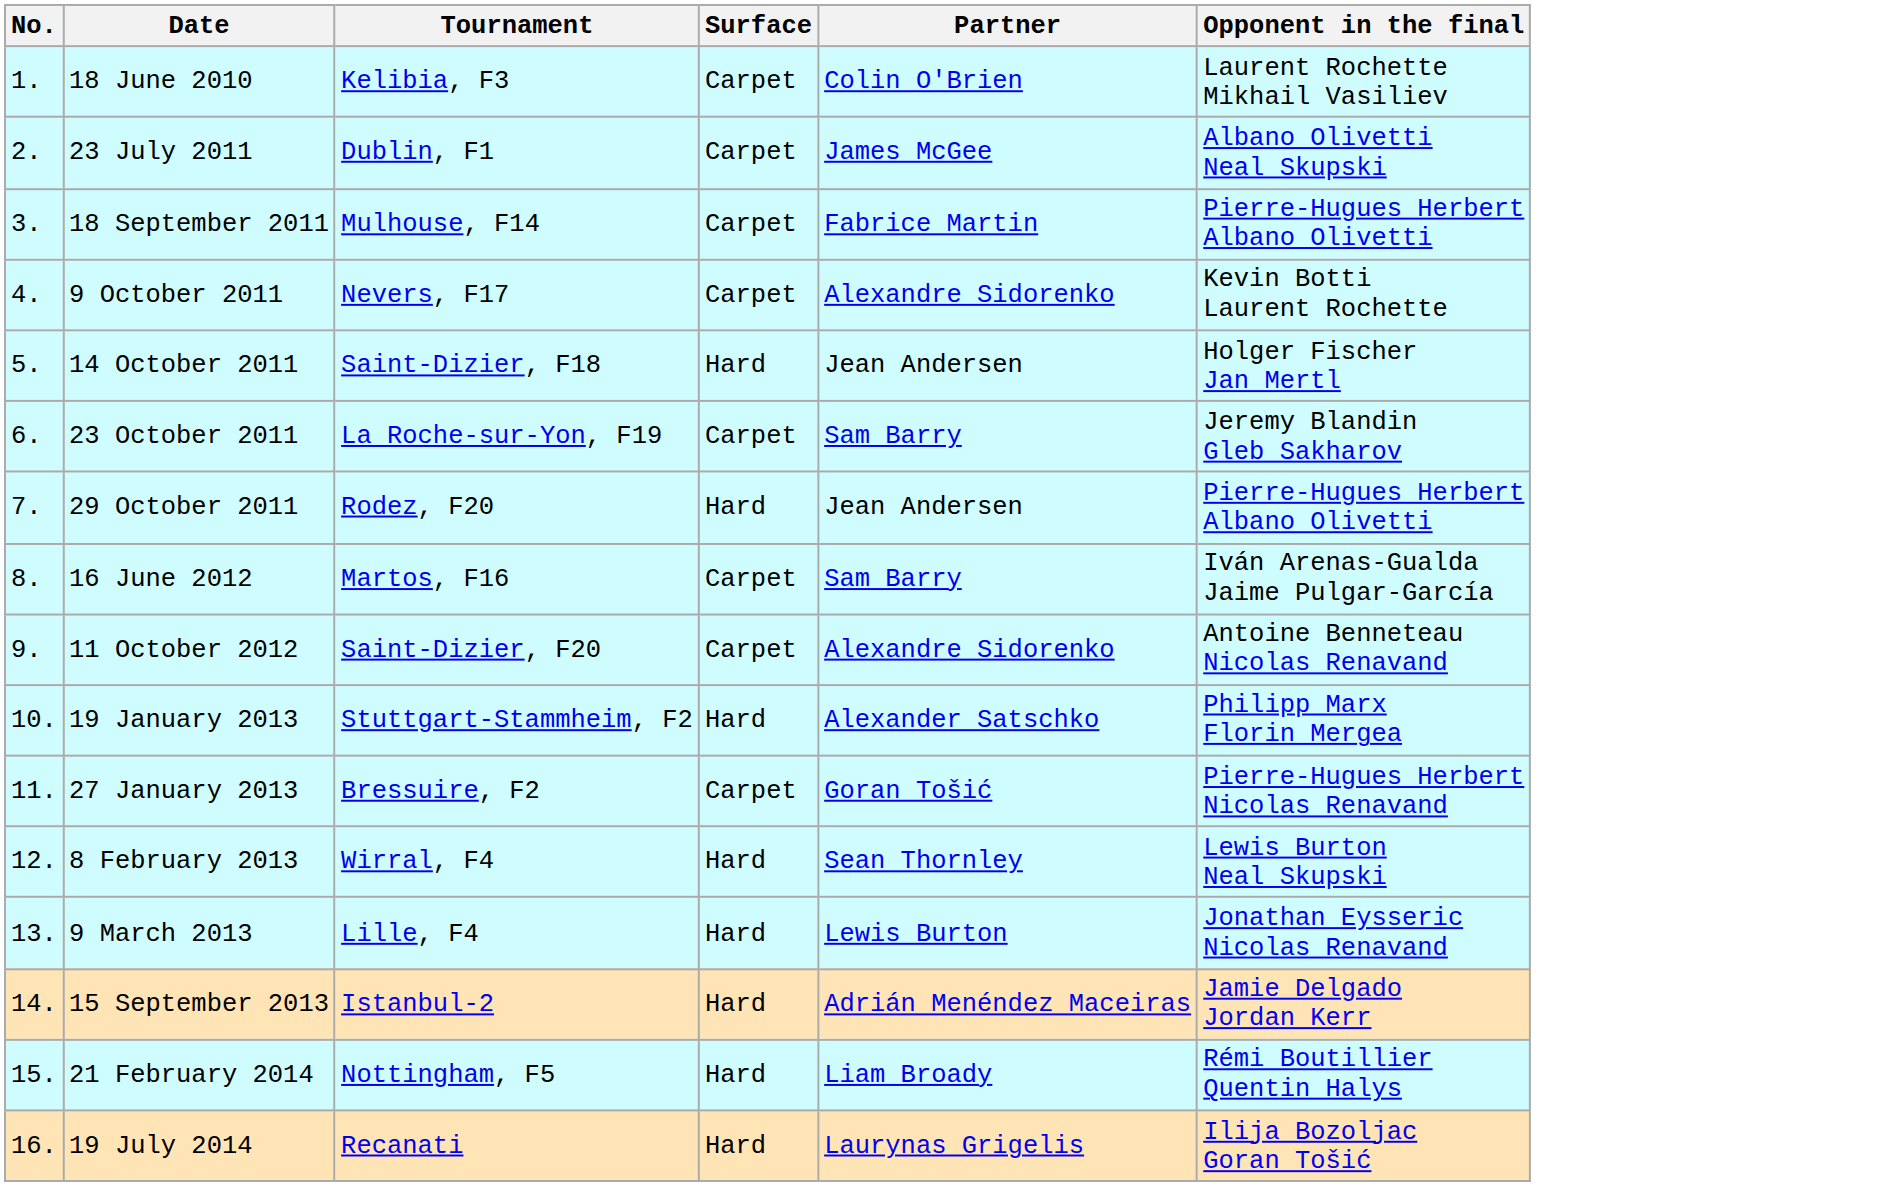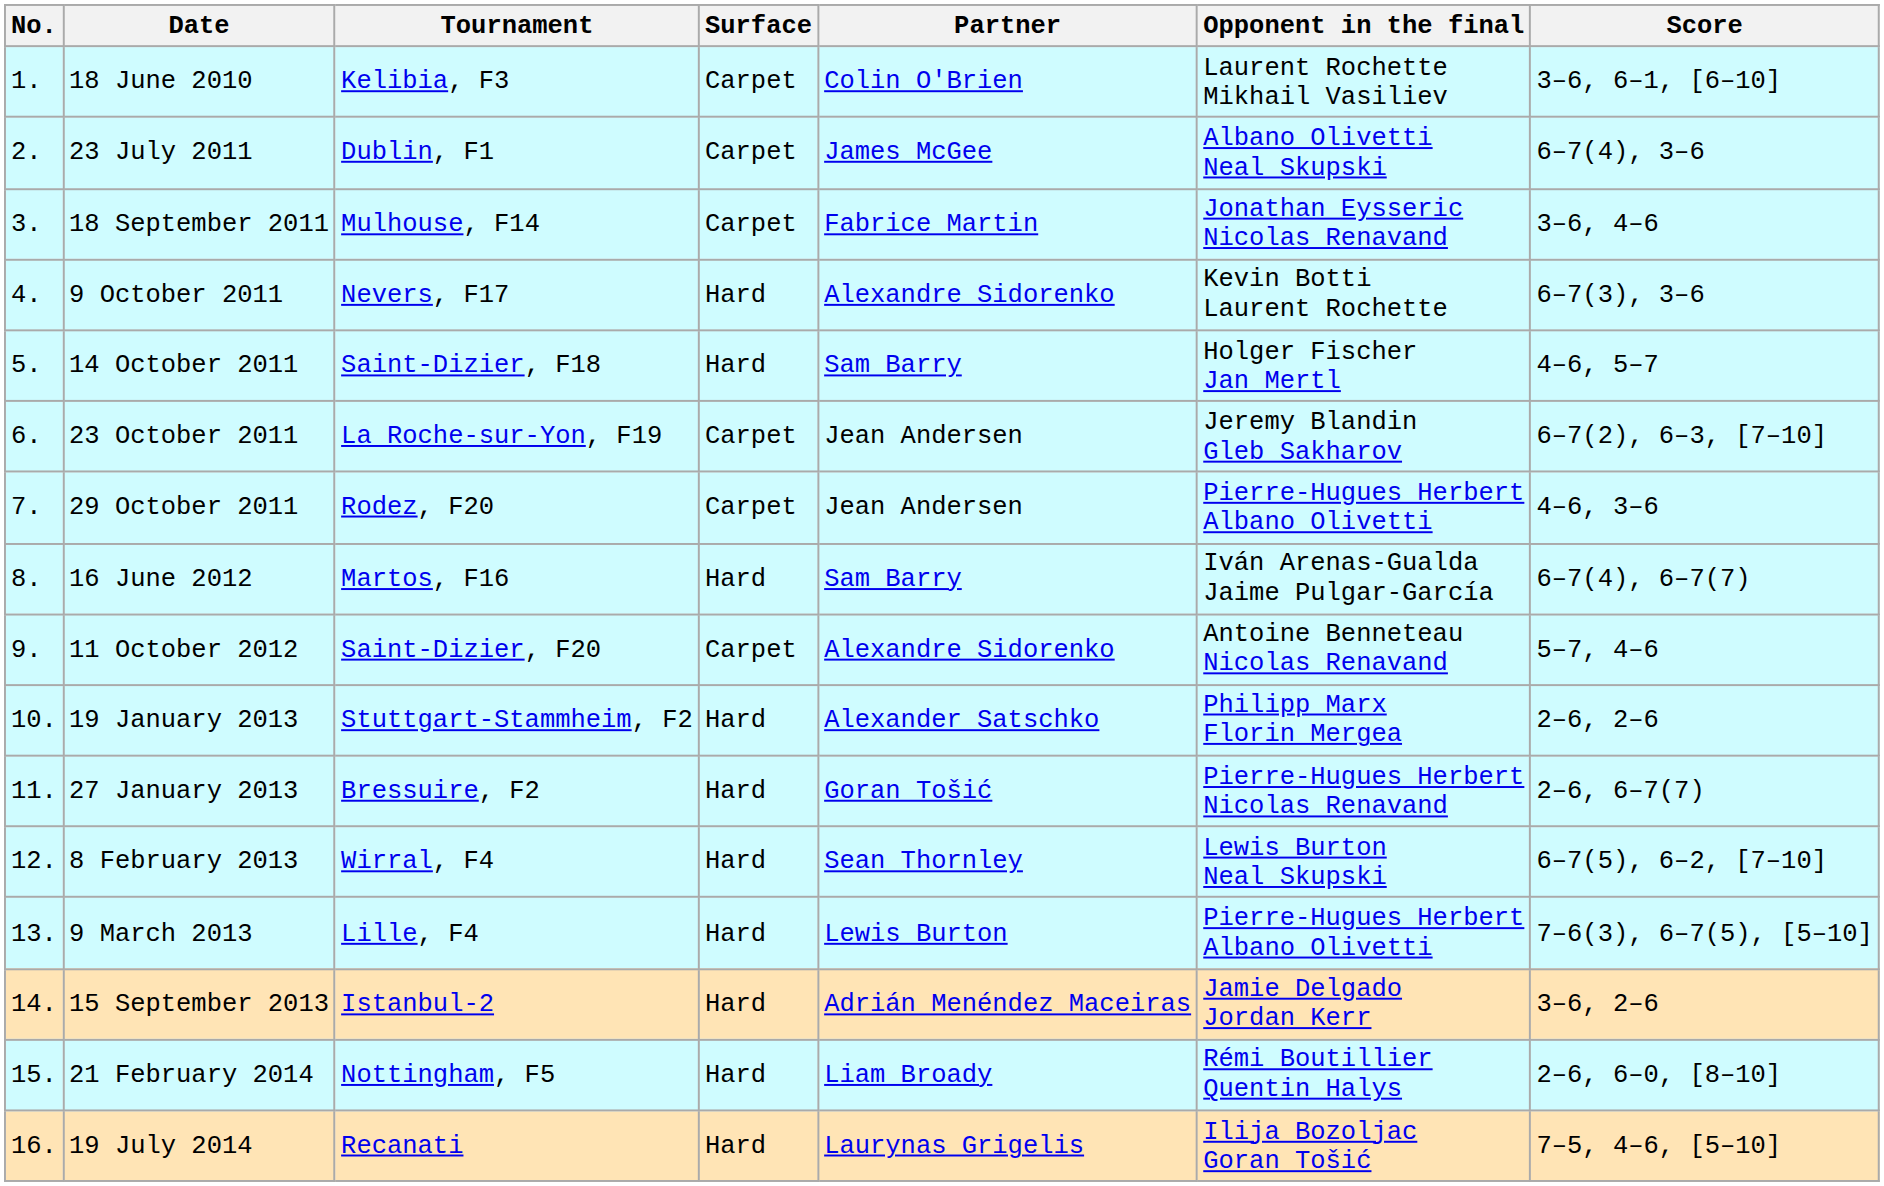+ column: (1705, 26)
(1364, 224) Pierre-Hugues Herbert Albano Olivetti -> (1333, 224) Jonathan Eysseric Nicolas Renavand
(751, 295) Carpet -> (736, 295) Hard
(924, 366) Jean Andersen -> (893, 366) Sam Barry
(893, 437) Sam Barry -> (924, 437) Jean Andersen
(736, 508) Hard -> (751, 508) Carpet
(751, 578) Carpet -> (736, 578) Hard
(751, 791) Carpet -> (736, 791) Hard
(1333, 933) Jonathan Eysseric Nicolas Renavand -> (1364, 933) Pierre-Hugues Herbert Albano Olivetti
